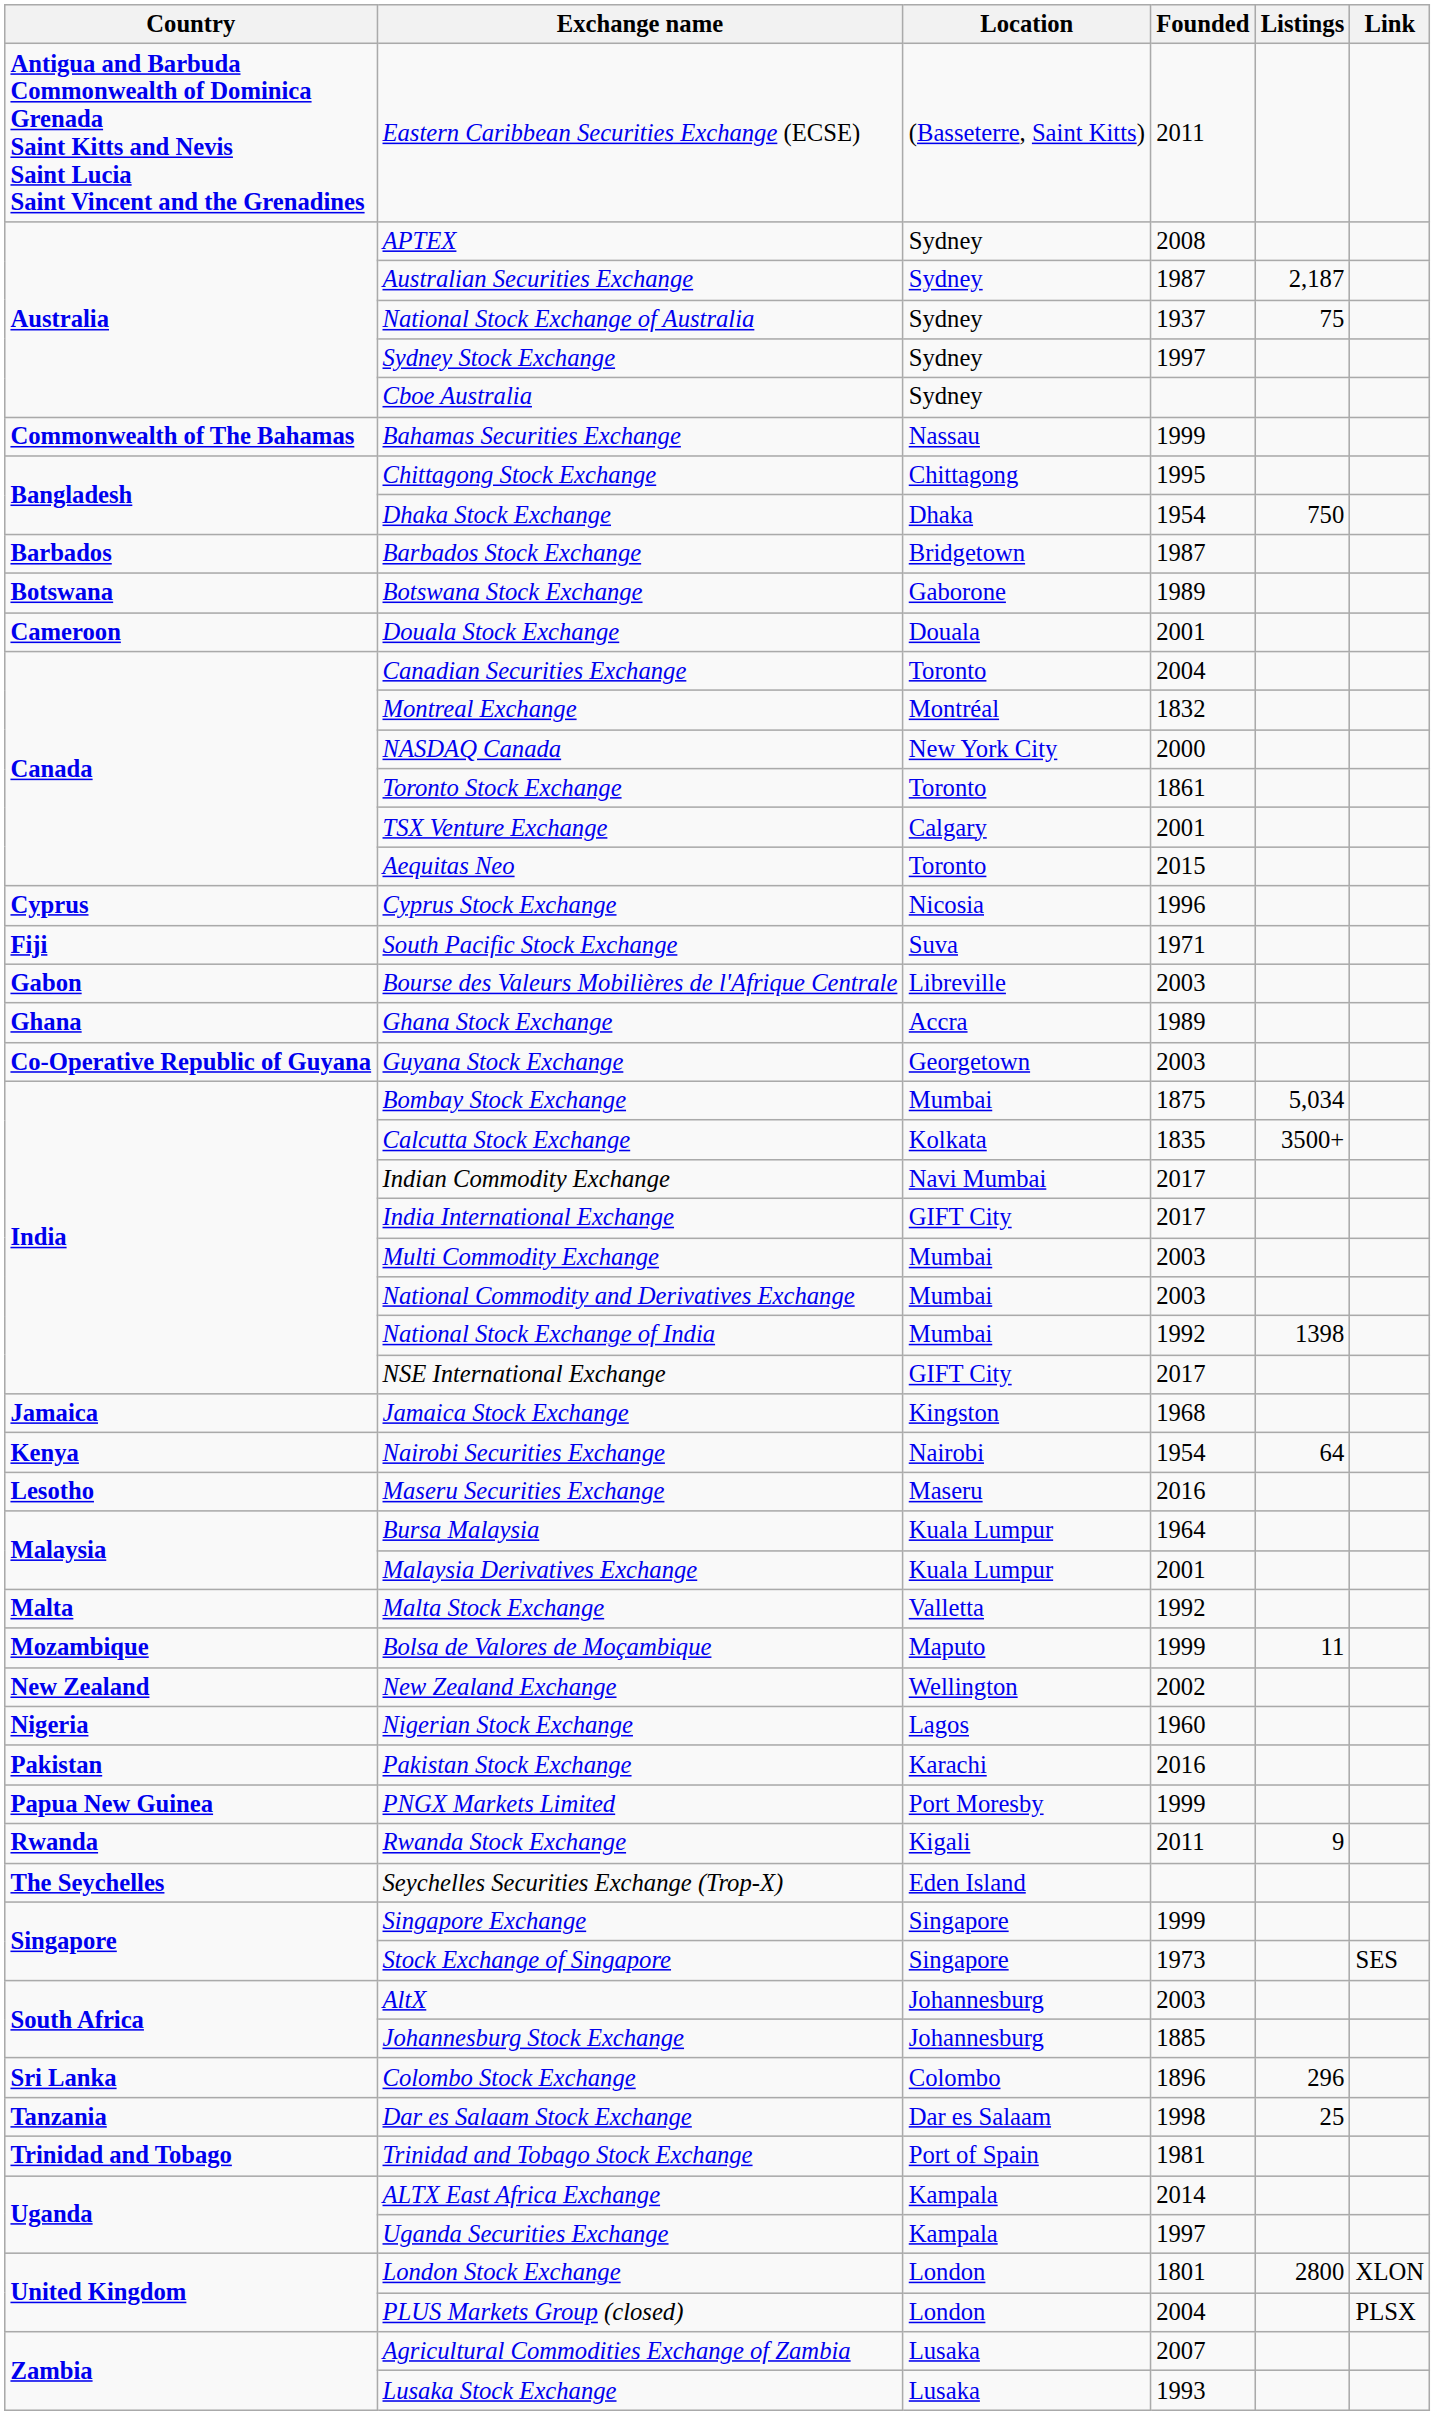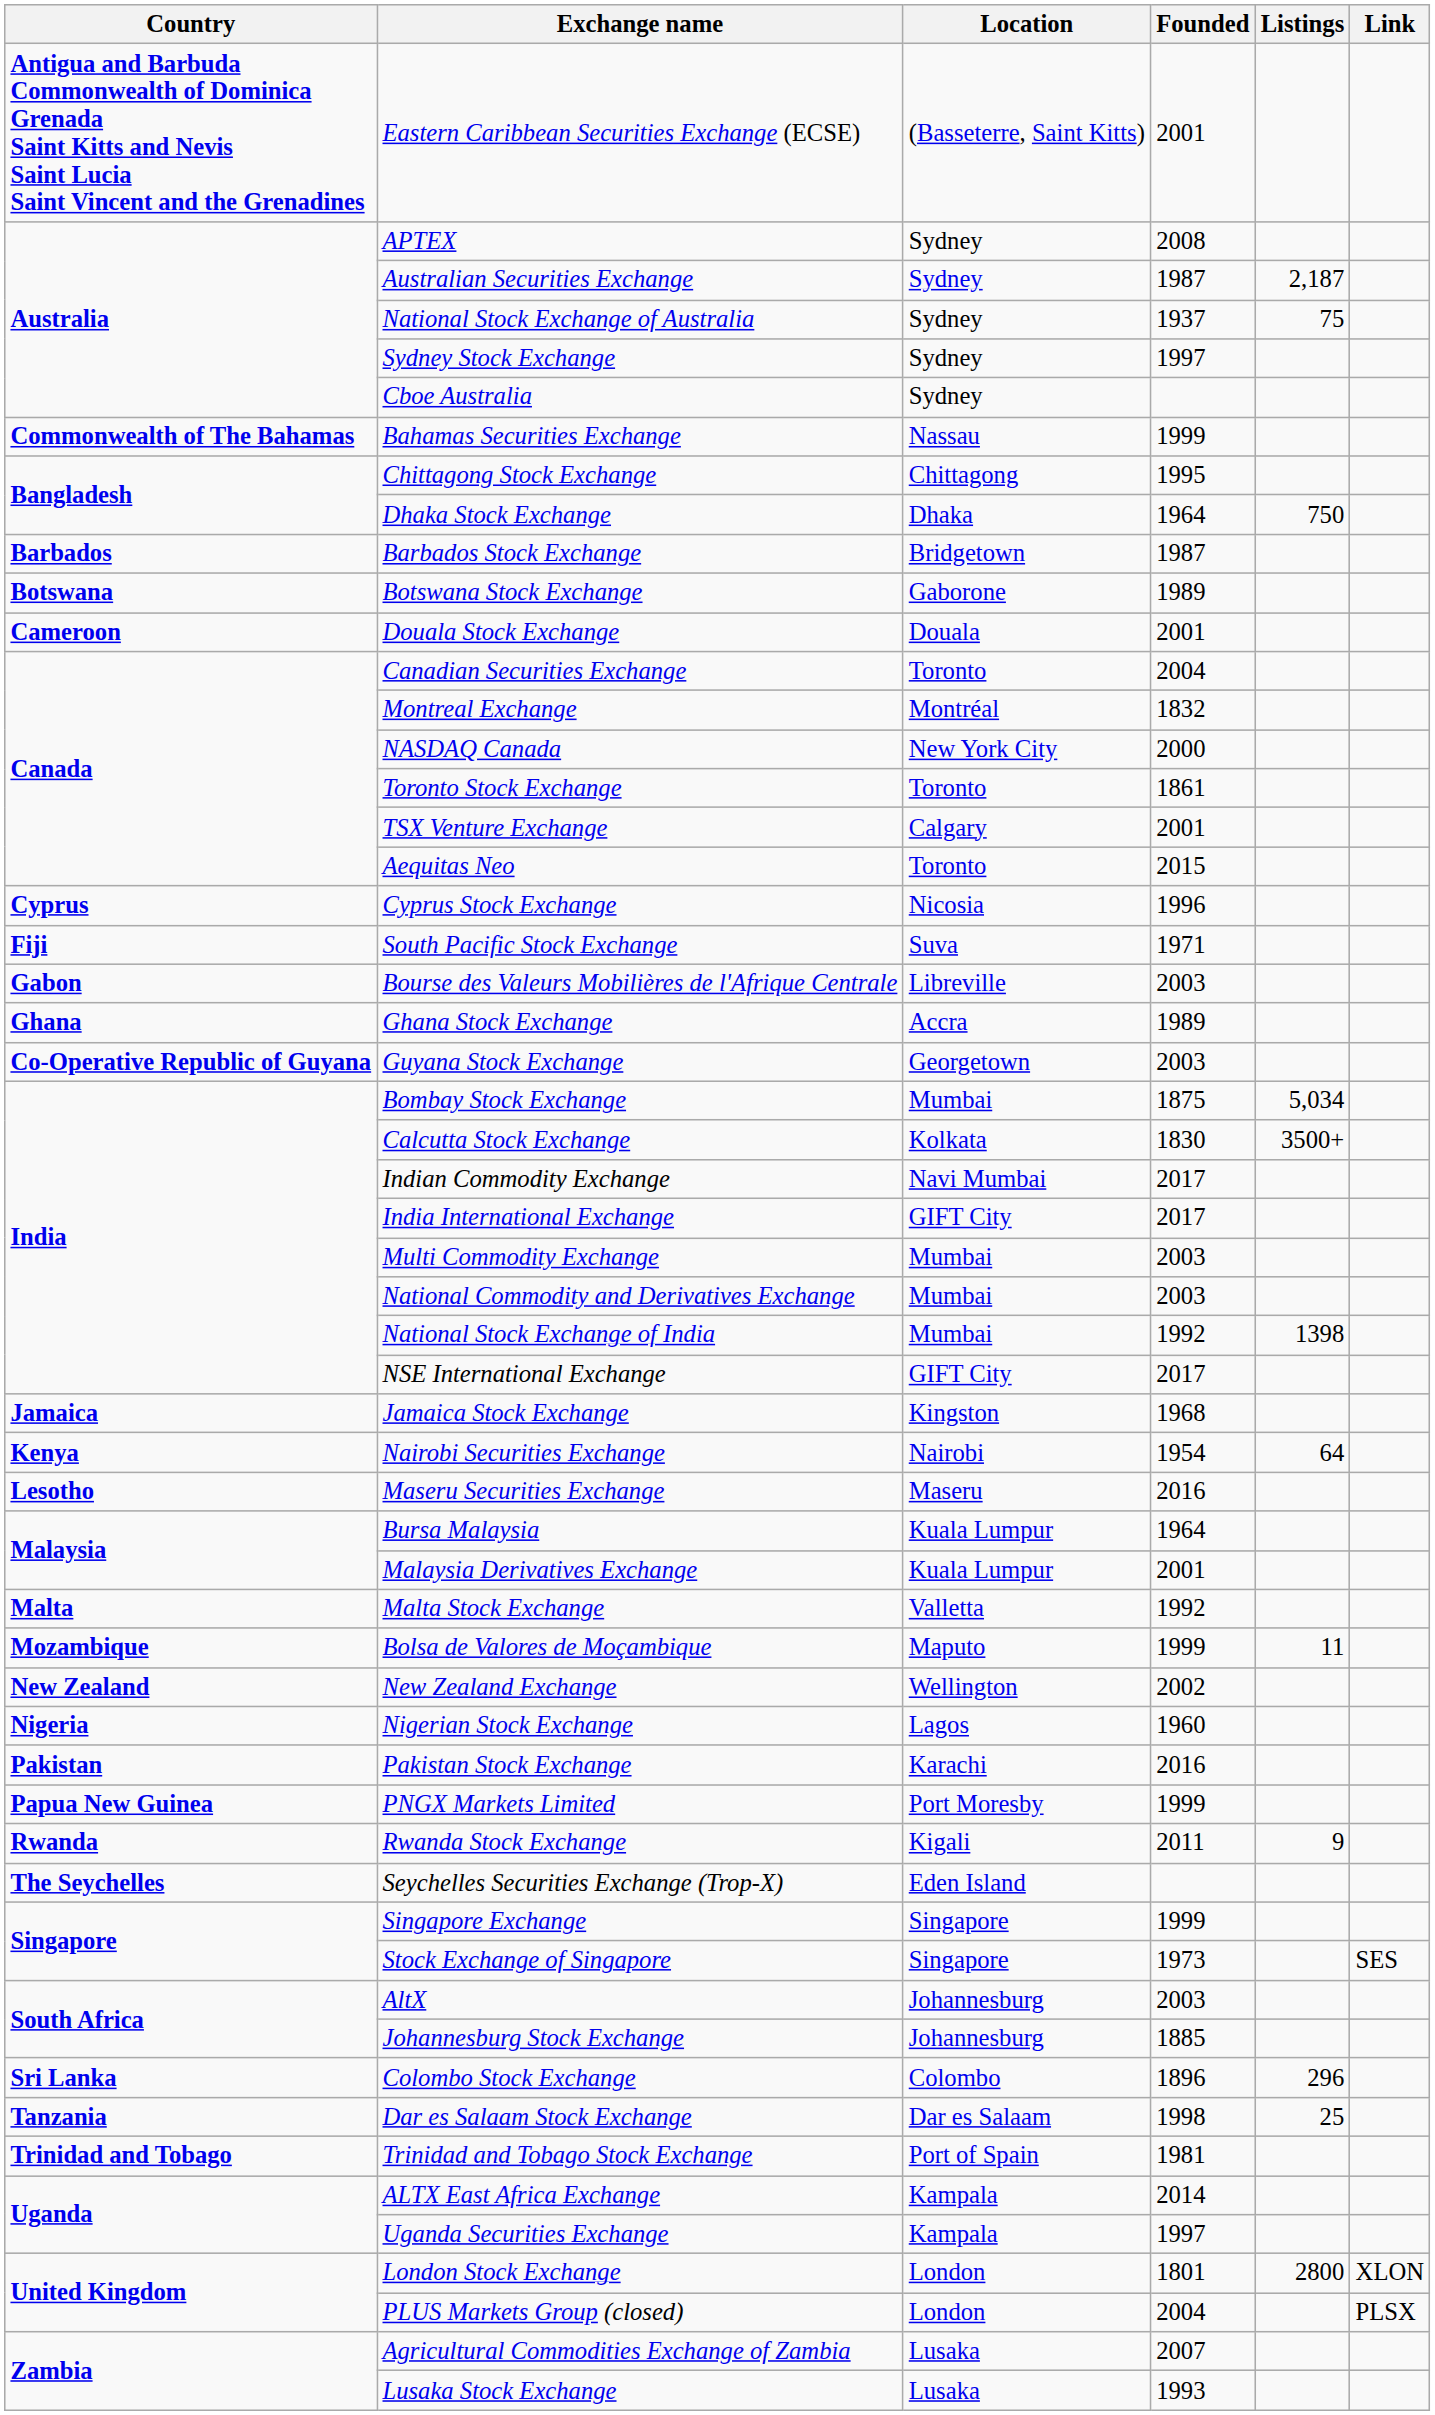(1180, 132) 2011 -> (1181, 132) 2001
(1181, 514) 1954 -> (1181, 514) 1964
(1181, 1139) 1835 -> (1181, 1139) 1830
